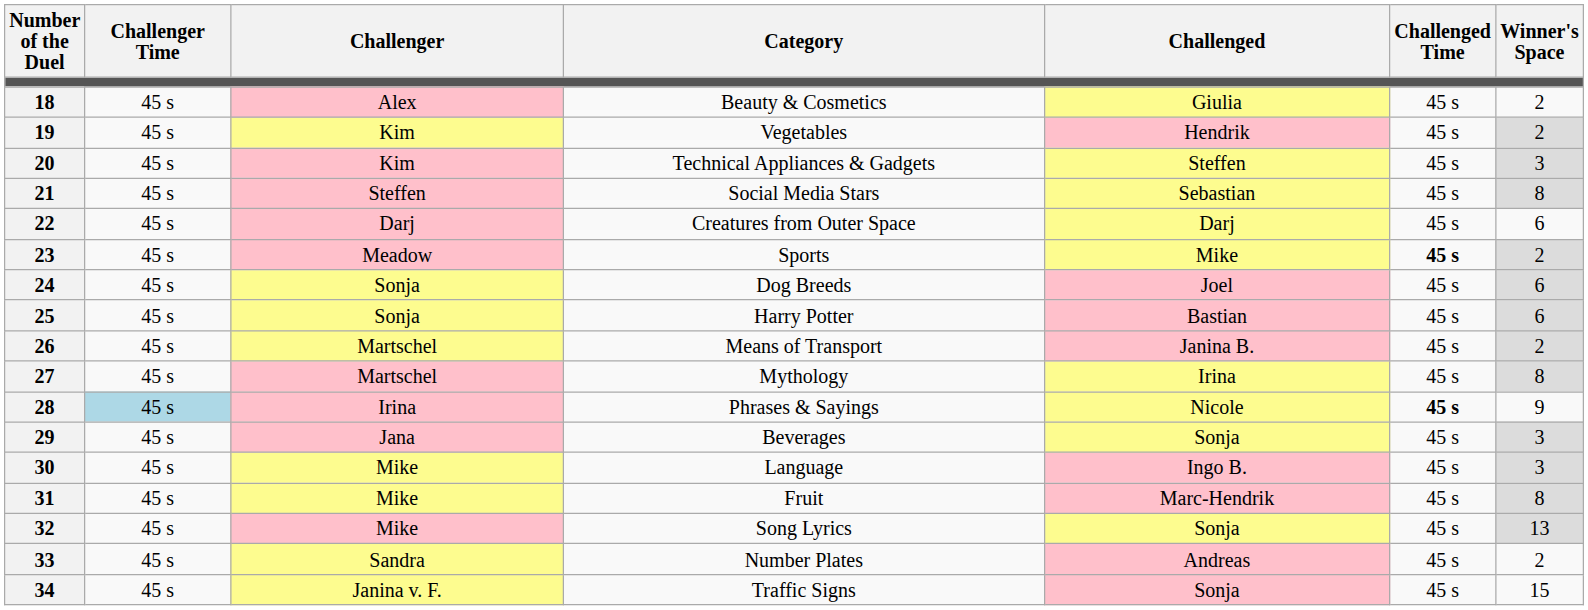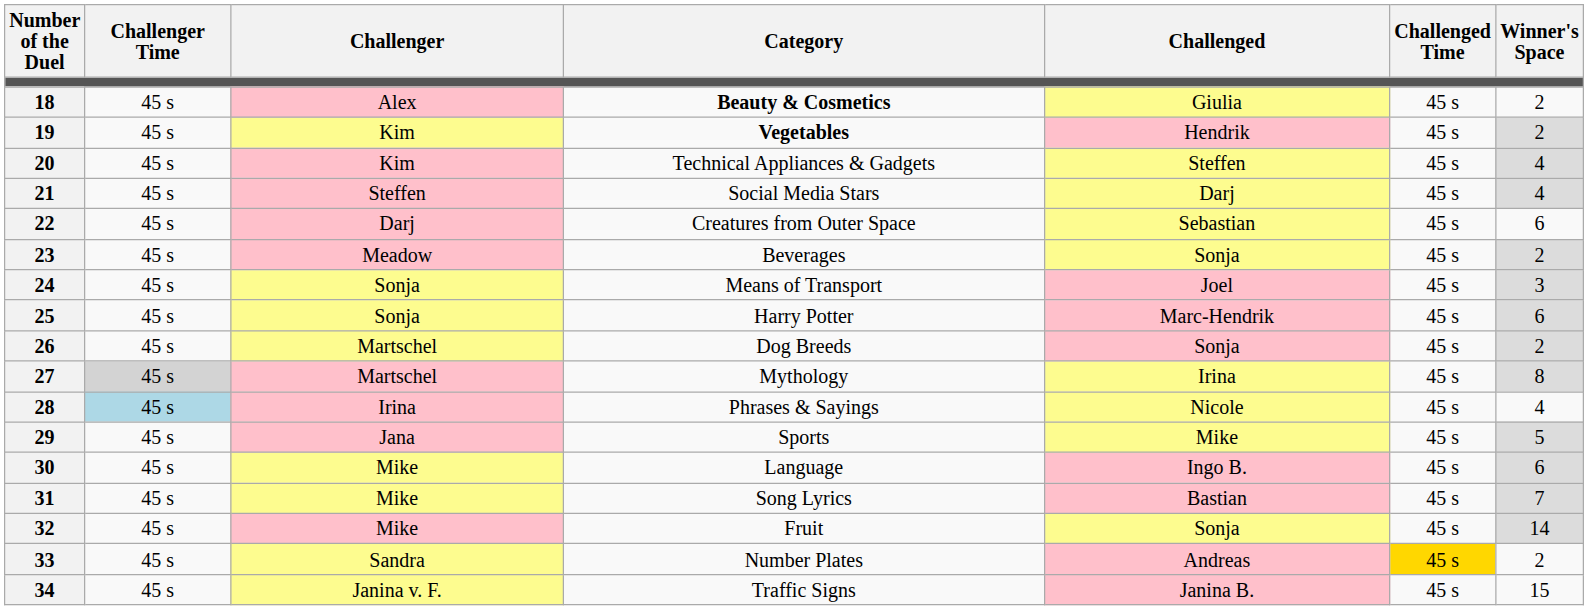(804, 102) normal -> (804, 102) bold
(804, 133) normal -> (804, 133) bold
(1539, 163) 3 -> (1539, 163) 4
(1217, 193) Sebastian -> (1217, 193) Darj
(1539, 193) 8 -> (1539, 193) 4
(1217, 224) Darj -> (1217, 224) Sebastian
(804, 254) Sports -> (804, 254) Beverages
(1217, 254) Mike -> (1217, 254) Sonja
(1443, 254) bold -> (1443, 254) normal
(804, 285) Dog Breeds -> (804, 285) Means of Transport
(1539, 285) 6 -> (1539, 285) 3
(1217, 315) Bastian -> (1217, 315) Marc-Hendrik
(804, 346) Means of Transport -> (804, 346) Dog Breeds
(1217, 346) Janina B. -> (1217, 346) Sonja
(158, 376) no background -> (158, 376) lightgrey background
(1443, 407) bold -> (1443, 407) normal
(1539, 407) 9 -> (1539, 407) 4
(804, 437) Beverages -> (804, 437) Sports
(1217, 437) Sonja -> (1217, 437) Mike
(1539, 437) 3 -> (1539, 437) 5
(1539, 468) 3 -> (1539, 468) 6
(804, 498) Fruit -> (804, 498) Song Lyrics
(1217, 498) Marc-Hendrik -> (1217, 498) Bastian
(1539, 498) 8 -> (1539, 498) 7
(804, 529) Song Lyrics -> (804, 529) Fruit
(1539, 529) 13 -> (1539, 529) 14
(1443, 559) no background -> (1443, 559) gold background
(1217, 590) Sonja -> (1217, 590) Janina B.
